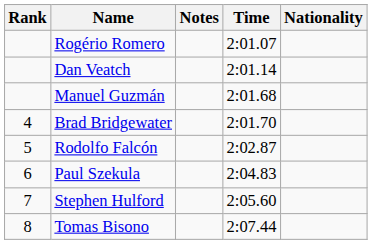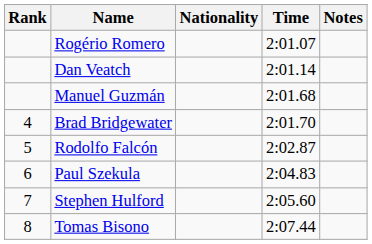columns swapped: (323, 17) <-> (199, 17)
